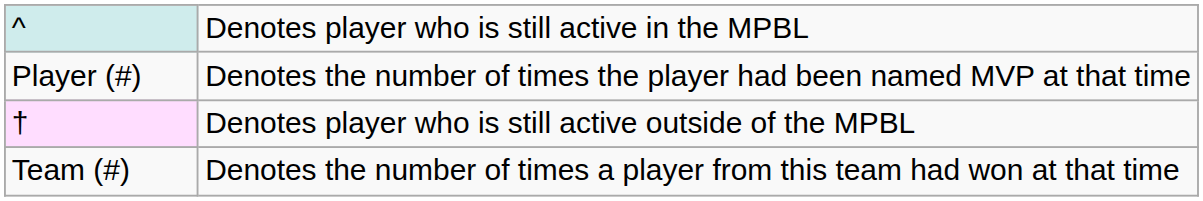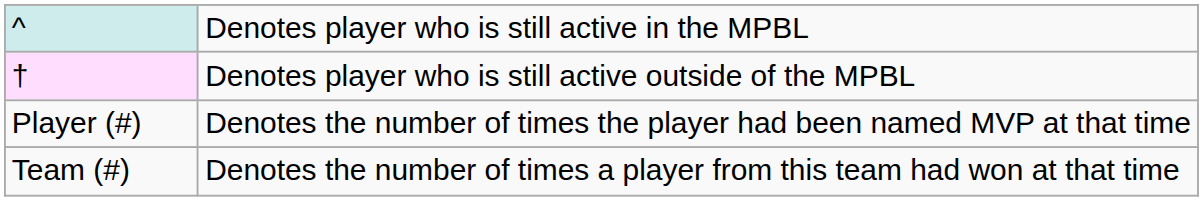rows swapped: (20, 123) <-> (77, 75)
